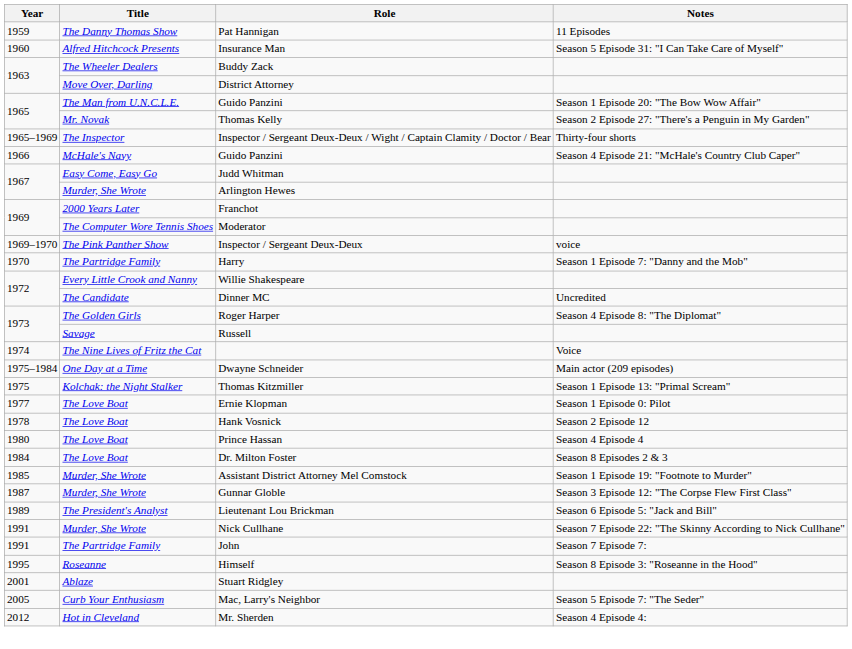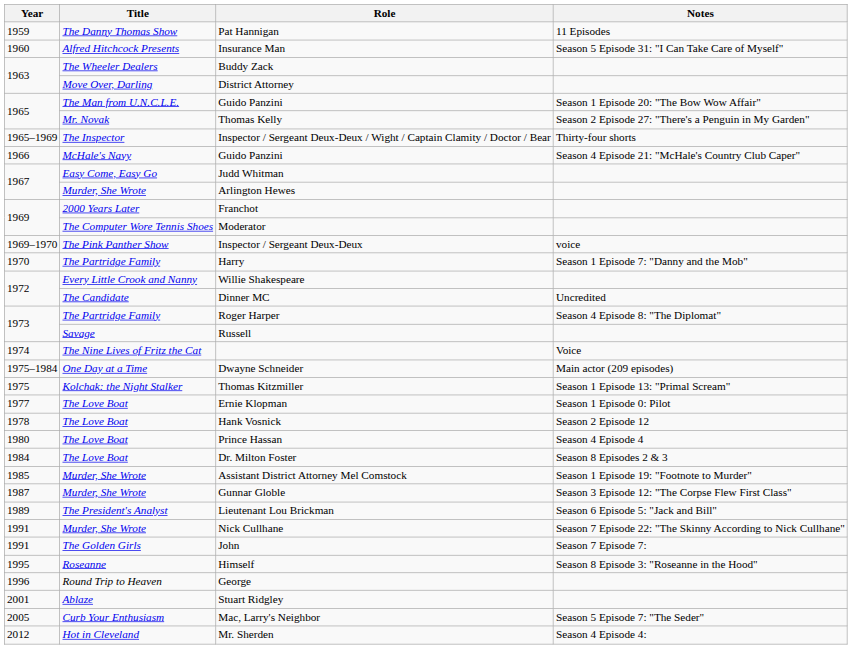(102, 315) The Golden Girls -> (111, 315) The Partridge Family
(111, 546) The Partridge Family -> (102, 546) The Golden Girls
+ row: (18, 581)
